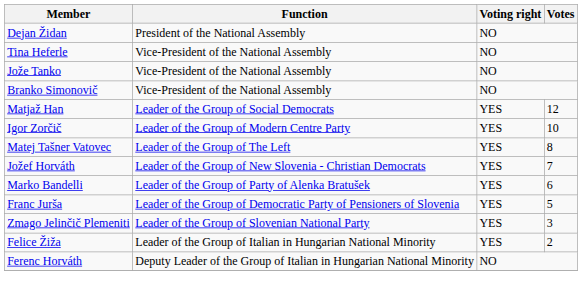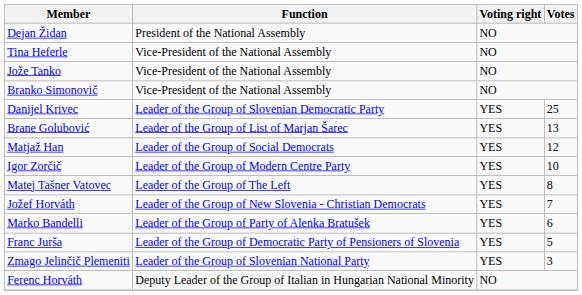+ row: (43, 109)
+ row: (48, 128)
- row: (34, 242)
